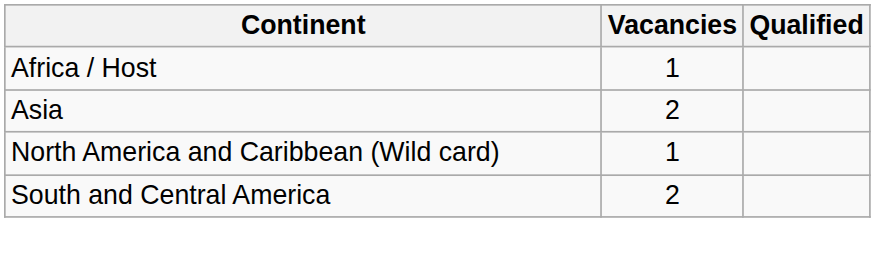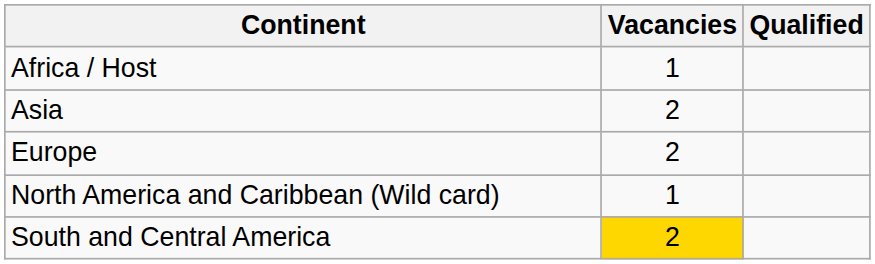+ row: (54, 152)
(672, 195) no background -> (672, 237) gold background
